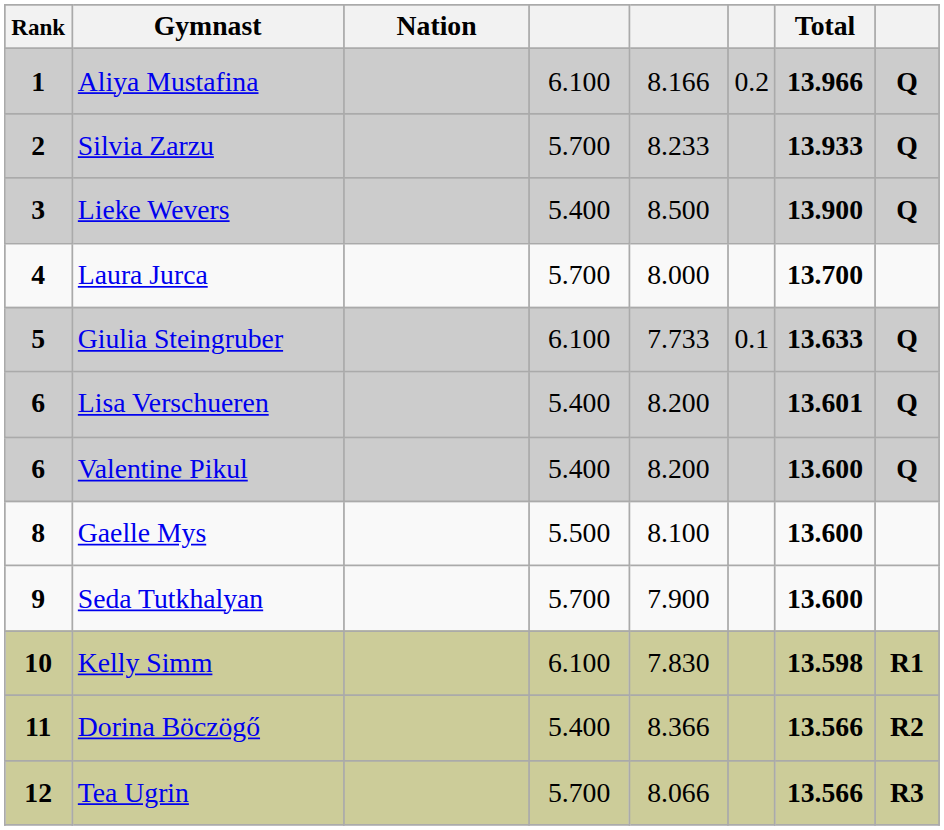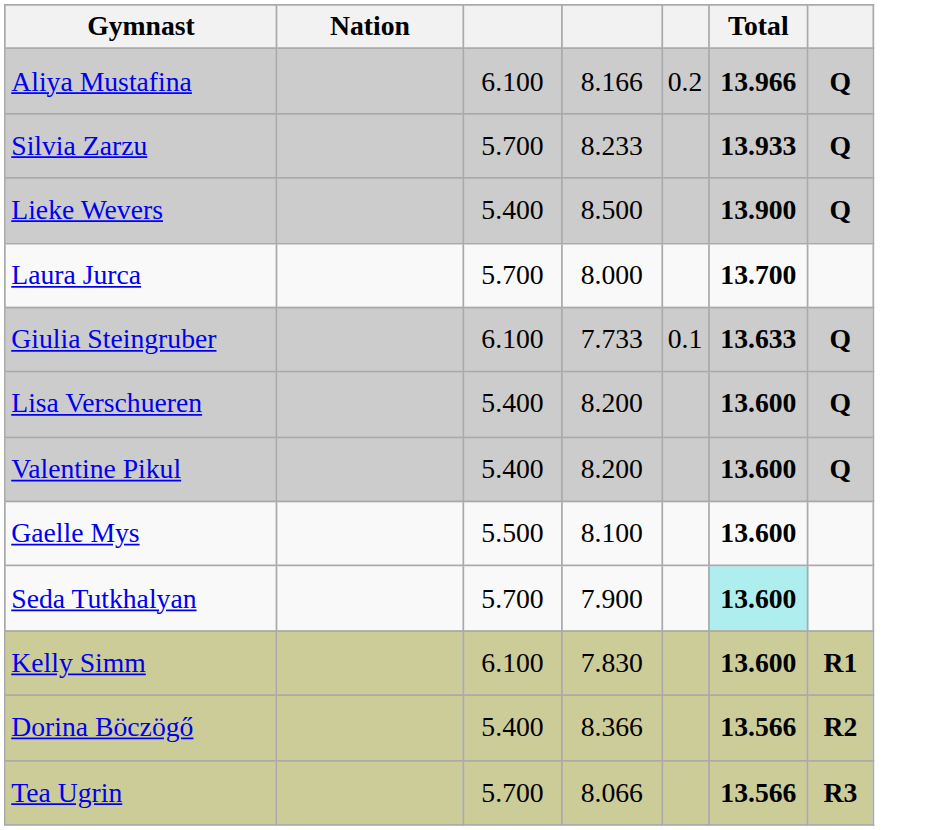- column: (38, 28)
(825, 404) 13.601 -> (758, 404) 13.600
(825, 597) no background -> (758, 597) paleturquoise background
(825, 662) 13.598 -> (758, 662) 13.600
